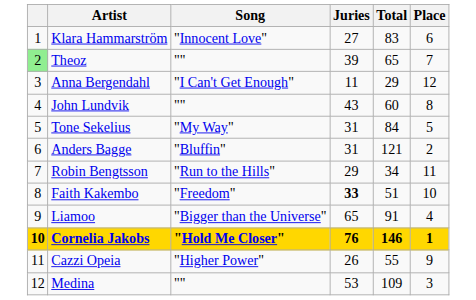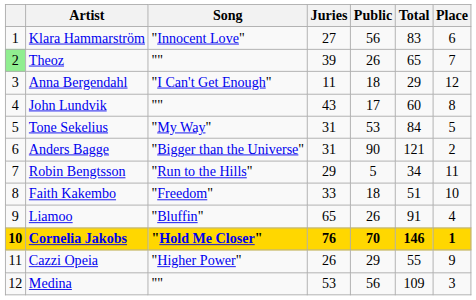+ column: (373, 15)
(200, 149) "Bluffin" -> (228, 149) "Bigger than the Universe"
(351, 194) bold -> (329, 194) normal
(250, 216) "Bigger than the Universe" -> (177, 216) "Bluffin"
